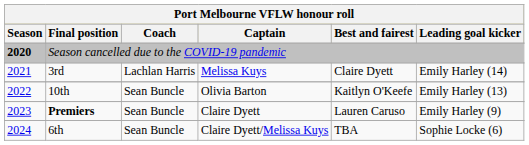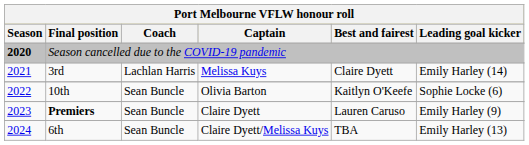(463, 91) Emily Harley (13) -> (461, 91) Sophie Locke (6)
(461, 130) Sophie Locke (6) -> (463, 130) Emily Harley (13)
